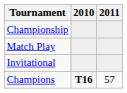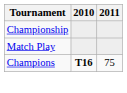- row: (31, 63)
(109, 79) 57 -> (109, 63) 75
